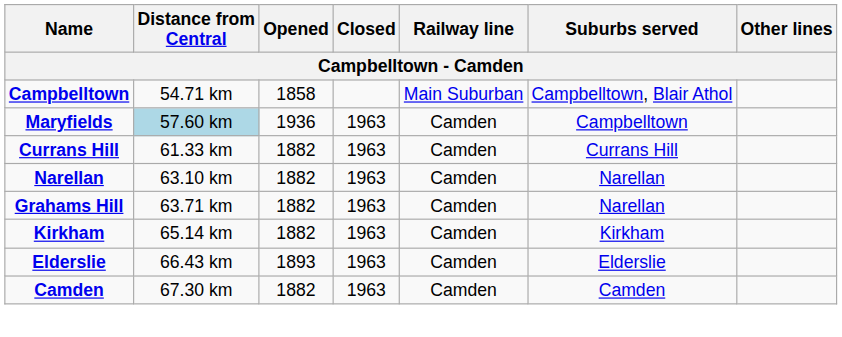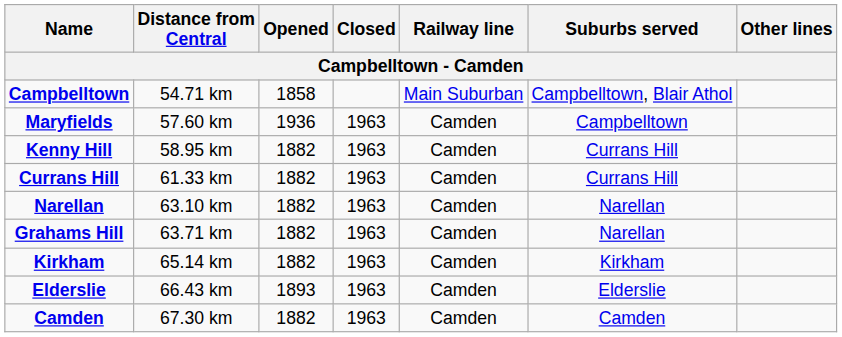(196, 122) lightblue background -> (196, 122) no background
+ row: (69, 150)
